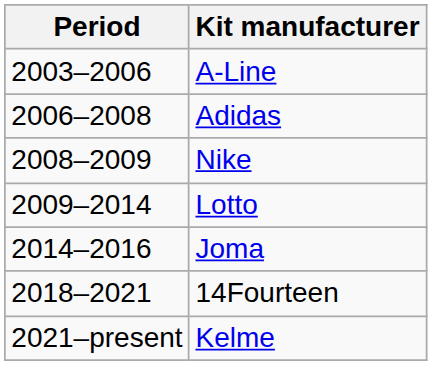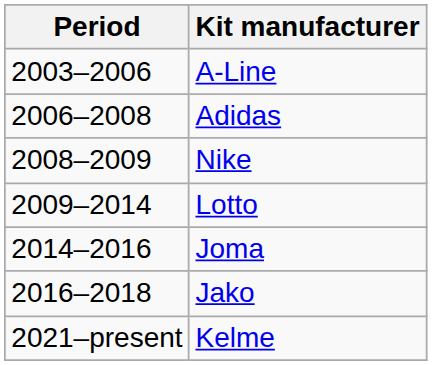+ row: (225, 293)
- row: (267, 293)
